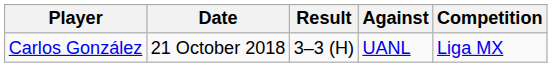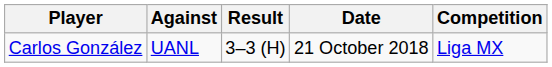columns swapped: (396, 18) <-> (218, 18)
